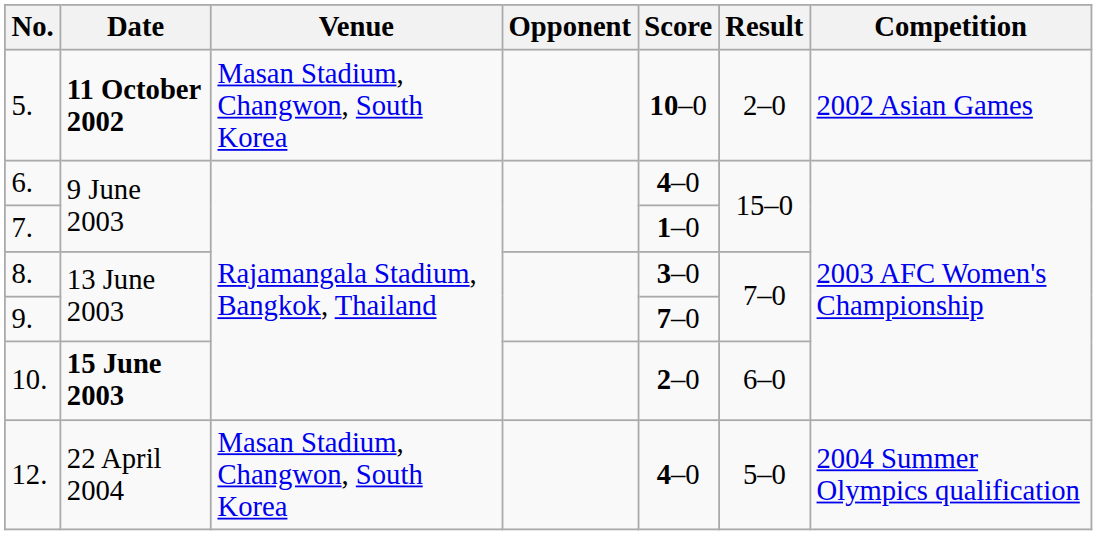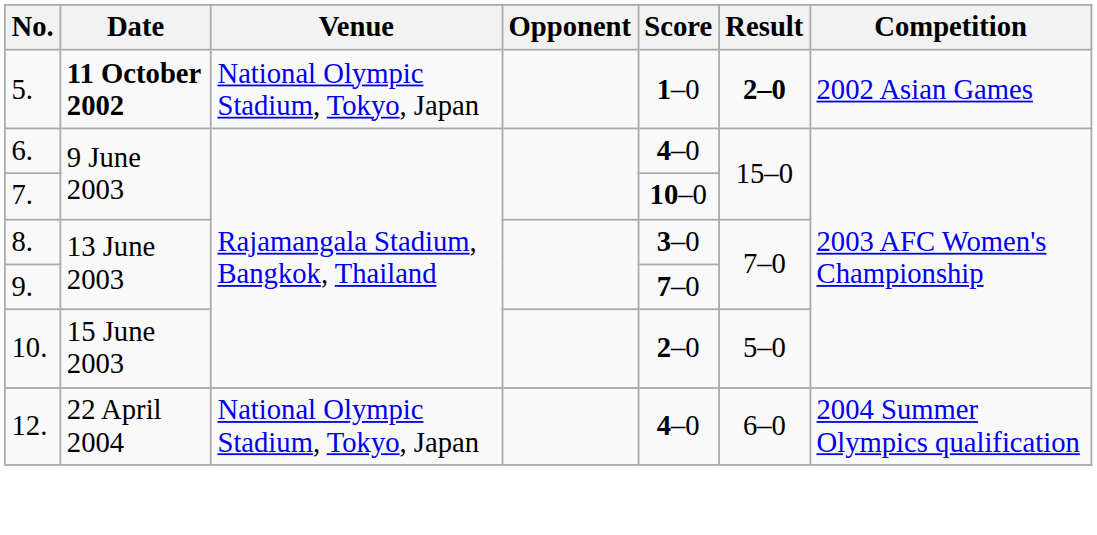(320, 104) Masan Stadium, Changwon, South Korea -> (348, 88) National Olympic Stadium, Tokyo, Japan
(678, 104) 10–0 -> (678, 88) 1–0
(764, 104) normal -> (764, 88) bold
(678, 227) 1–0 -> (678, 195) 10–0
(114, 380) bold -> (111, 348) normal
(764, 380) 6–0 -> (764, 348) 5–0
(320, 474) Masan Stadium, Changwon, South Korea -> (348, 425) National Olympic Stadium, Tokyo, Japan
(764, 474) 5–0 -> (764, 425) 6–0
